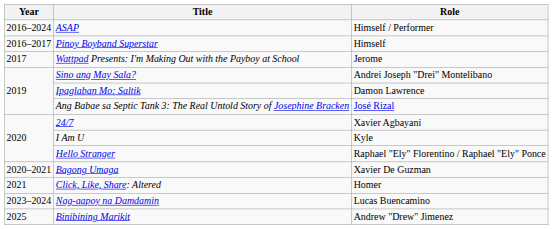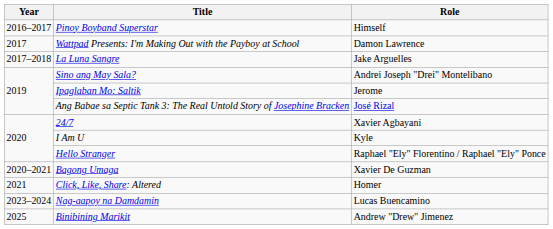- row: (67, 28)
(368, 59) Jerome -> (389, 43) Damon Lawrence
+ row: (88, 59)
(389, 91) Damon Lawrence -> (368, 91) Jerome
